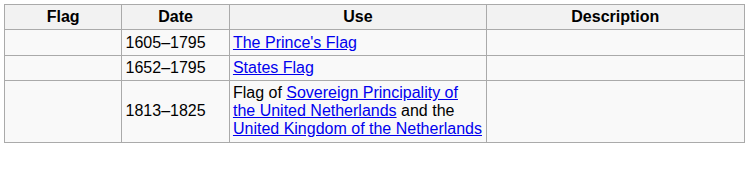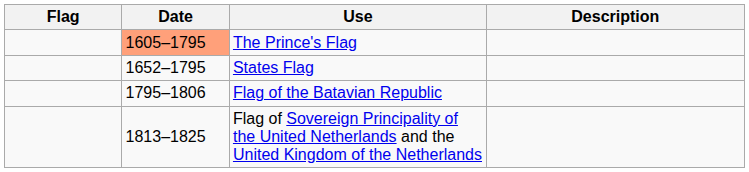(166, 42) no background -> (166, 42) lightsalmon background
+ row: (337, 93)
